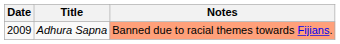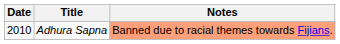(19, 30) 2009 -> (19, 30) 2010
